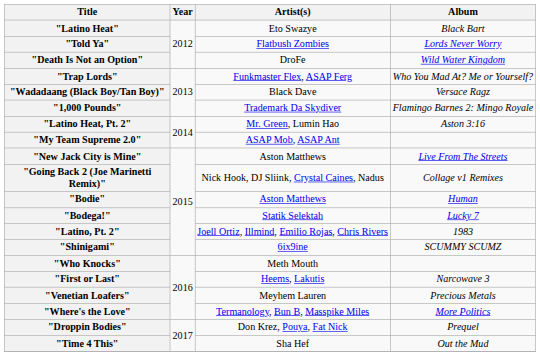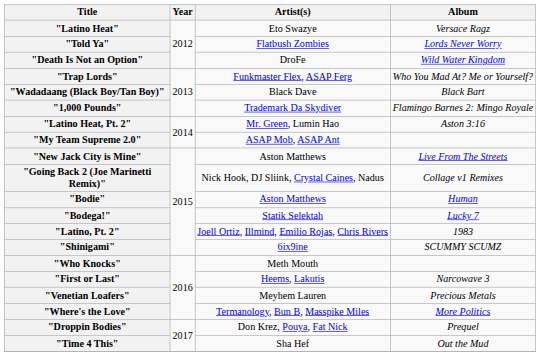(463, 28) Black Bart -> (463, 28) Versace Ragz
(463, 92) Versace Ragz -> (463, 92) Black Bart
